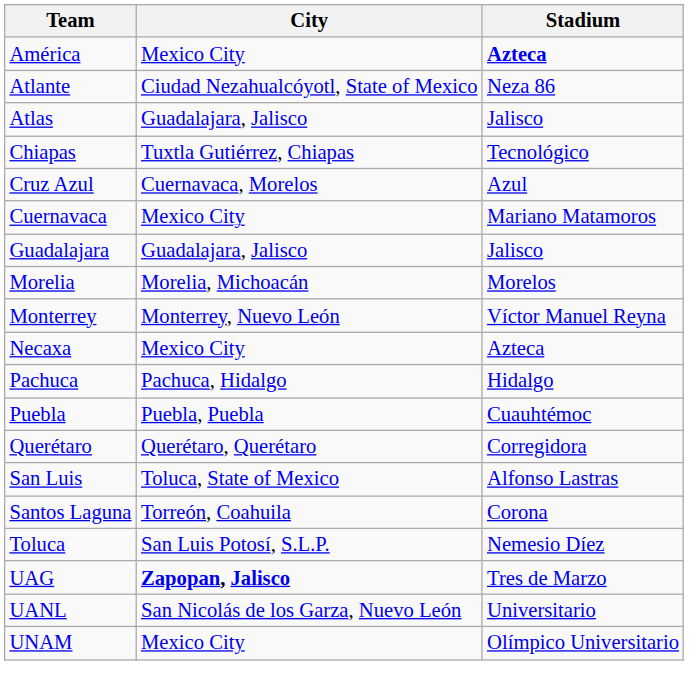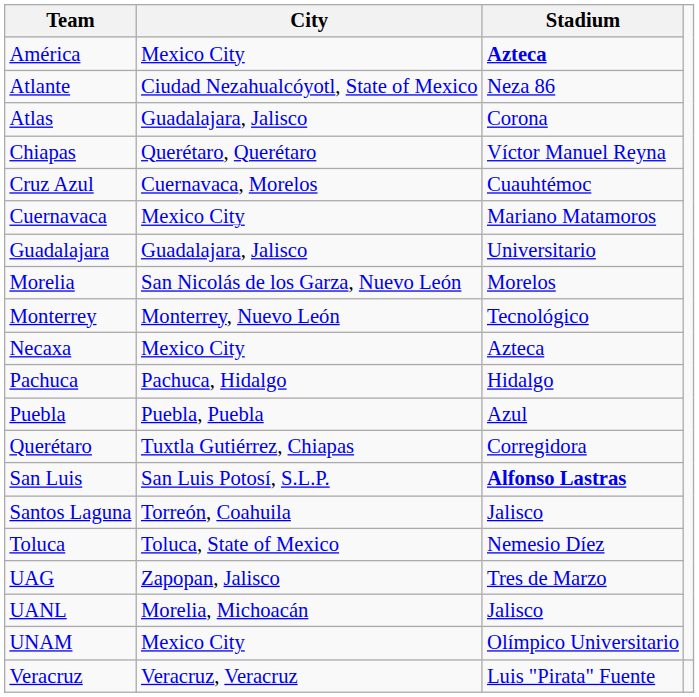(515, 119) Jalisco -> (517, 119) Corona
(248, 151) Tuxtla Gutiérrez, Chiapas -> (229, 151) Querétaro, Querétaro
(538, 151) Tecnológico -> (576, 151) Víctor Manuel Reyna
(507, 184) Azul -> (539, 184) Cuauhtémoc
(515, 250) Jalisco -> (541, 250) Universitario
(225, 282) Morelia, Michoacán -> (301, 282) San Nicolás de los Garza, Nuevo León
(576, 315) Víctor Manuel Reyna -> (538, 315) Tecnológico
(539, 413) Cuauhtémoc -> (507, 413) Azul
(229, 446) Querétaro, Querétaro -> (248, 446) Tuxtla Gutiérrez, Chiapas
(240, 479) Toluca, State of Mexico -> (235, 479) San Luis Potosí, S.L.P.
(553, 479) normal -> (557, 479) bold
(517, 511) Corona -> (515, 511) Jalisco
(235, 544) San Luis Potosí, S.L.P. -> (240, 544) Toluca, State of Mexico
(216, 577) bold -> (210, 577) normal
(301, 610) San Nicolás de los Garza, Nuevo León -> (225, 610) Morelia, Michoacán
(541, 610) Universitario -> (515, 610) Jalisco
+ row: (46, 675)
